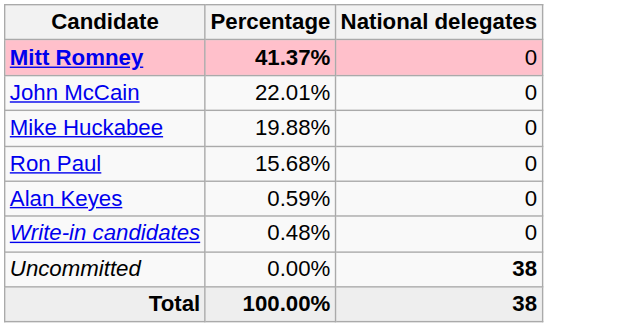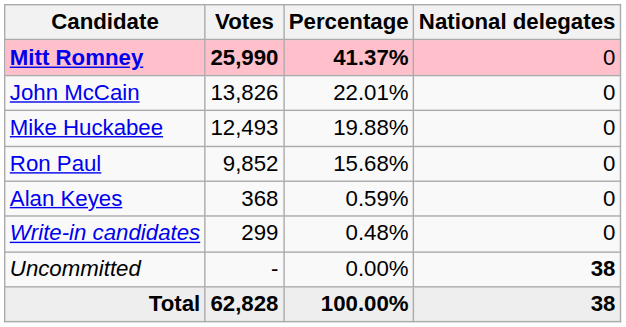+ column: (244, 22)
